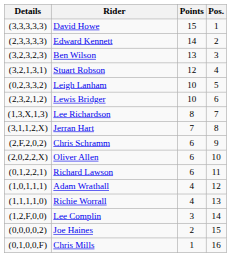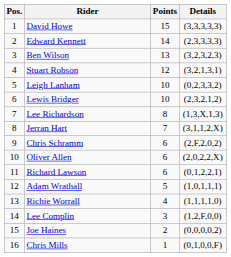columns swapped: (216, 11) <-> (28, 11)
(192, 186) 4 -> (165, 186) 5
